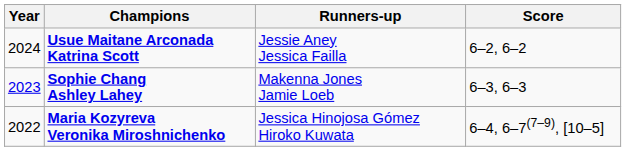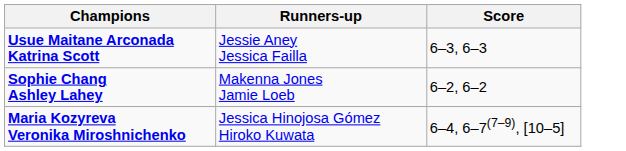- column: (24, 17)
(498, 48) 6–2, 6–2 -> (458, 48) 6–3, 6–3
(498, 87) 6–3, 6–3 -> (458, 87) 6–2, 6–2
